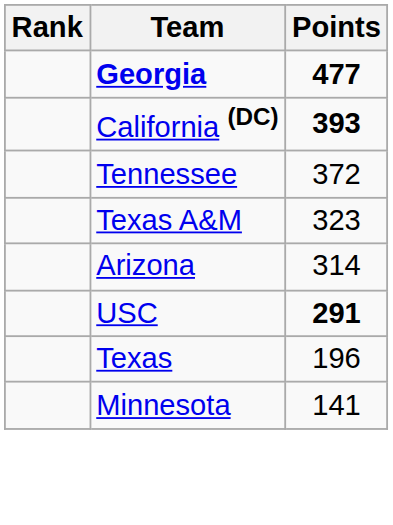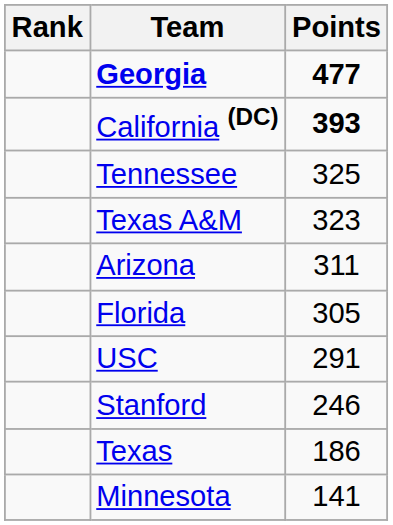(337, 174) 372 -> (337, 174) 325
(337, 266) 314 -> (337, 266) 311
+ row: (141, 312)
(337, 312) bold -> (337, 358) normal
+ row: (151, 404)
(337, 358) 196 -> (337, 451) 186
